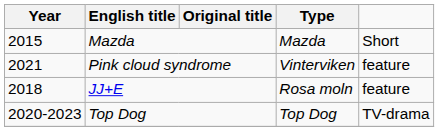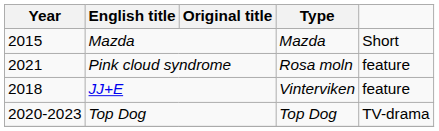(317, 65) Vinterviken -> (316, 65) Rosa moln
(316, 89) Rosa moln -> (317, 89) Vinterviken
